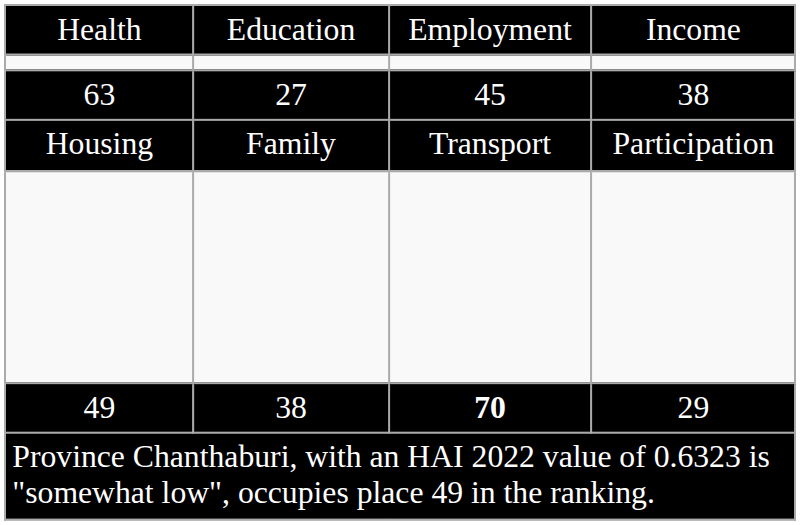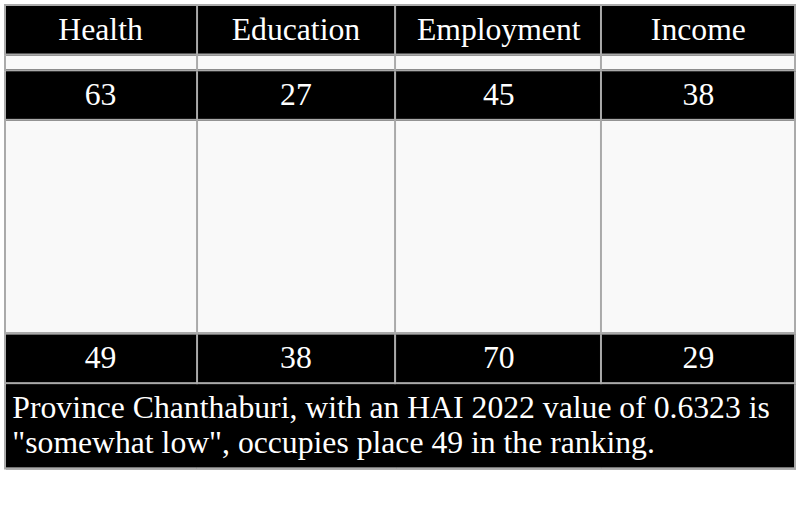- row: (99, 144)
(490, 407) bold -> (499, 357) normal
